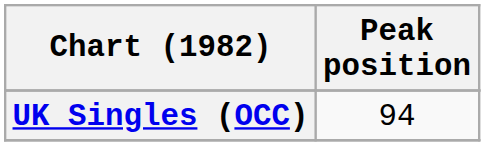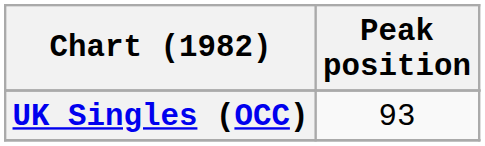(397, 116) 94 -> (397, 116) 93
